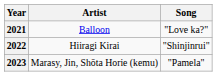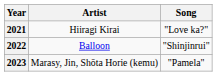(94, 29) Balloon -> (94, 29) Hiiragi Kirai
(94, 46) Hiiragi Kirai -> (94, 46) Balloon
